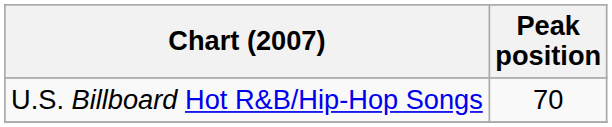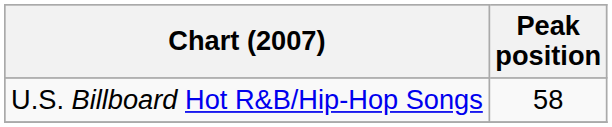(548, 99) 70 -> (548, 99) 58
